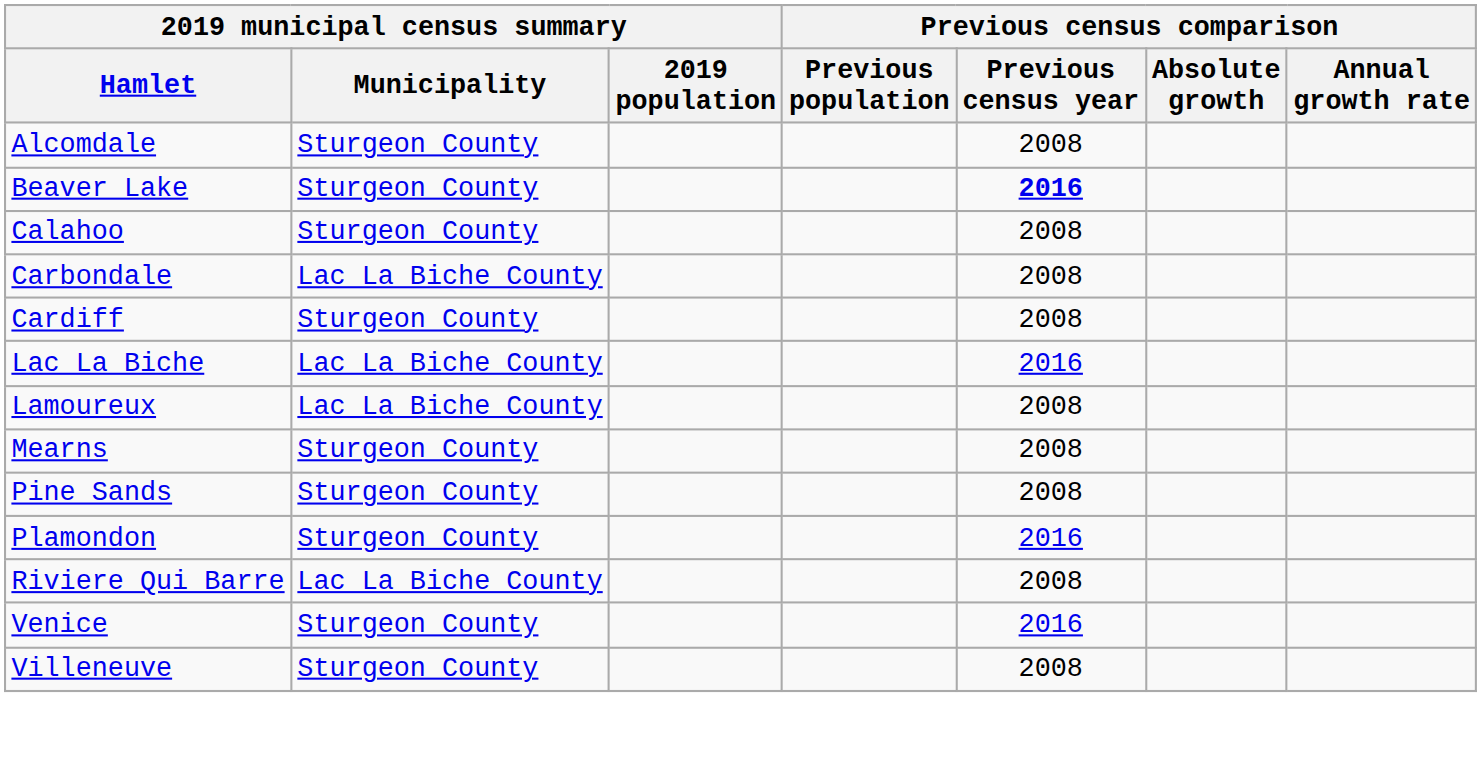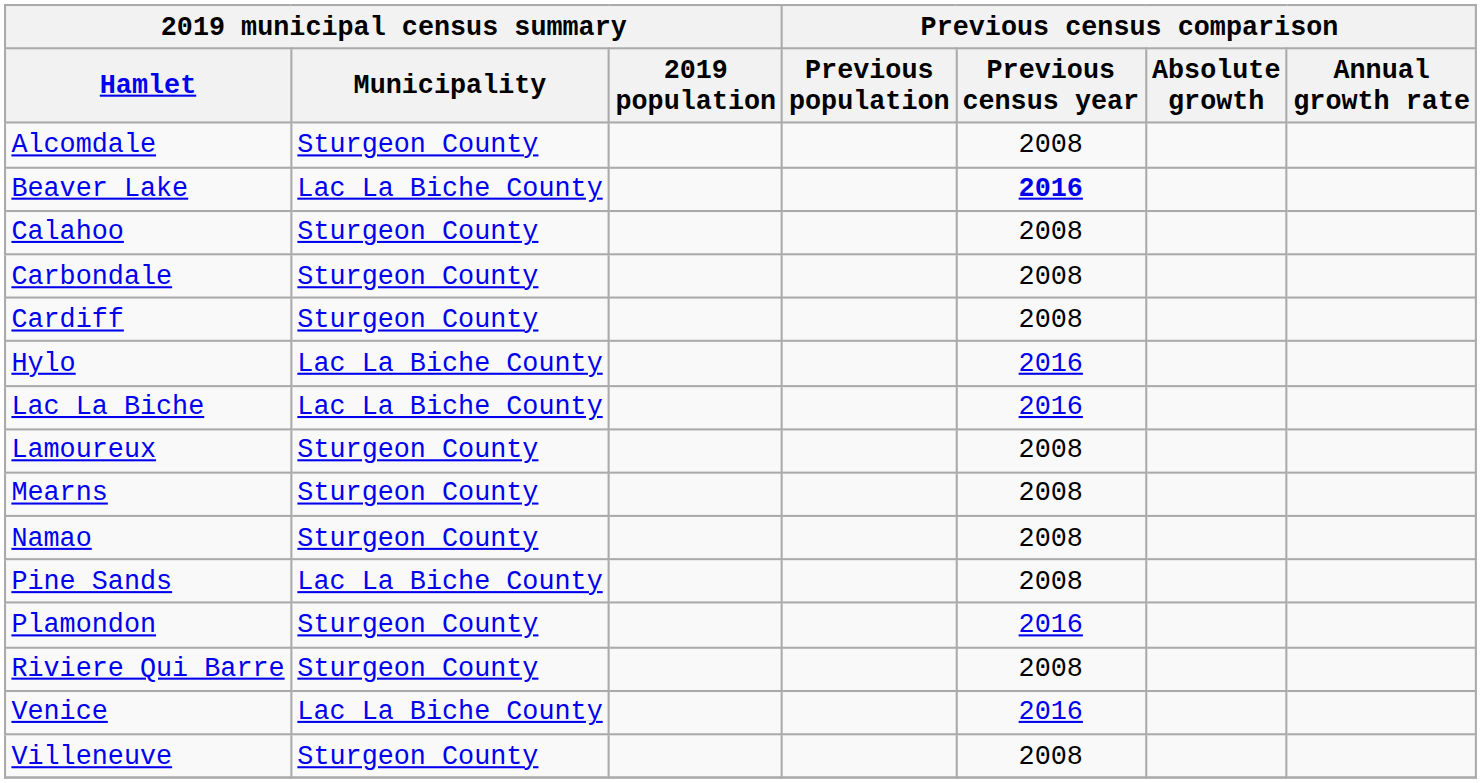(418, 189) Sturgeon County -> (450, 189) Lac La Biche County
(450, 276) Lac La Biche County -> (418, 276) Sturgeon County
+ row: (44, 363)
(450, 407) Lac La Biche County -> (418, 451) Sturgeon County
+ row: (52, 538)
(418, 494) Sturgeon County -> (450, 582) Lac La Biche County
(450, 582) Lac La Biche County -> (418, 669) Sturgeon County
(418, 625) Sturgeon County -> (450, 712) Lac La Biche County
